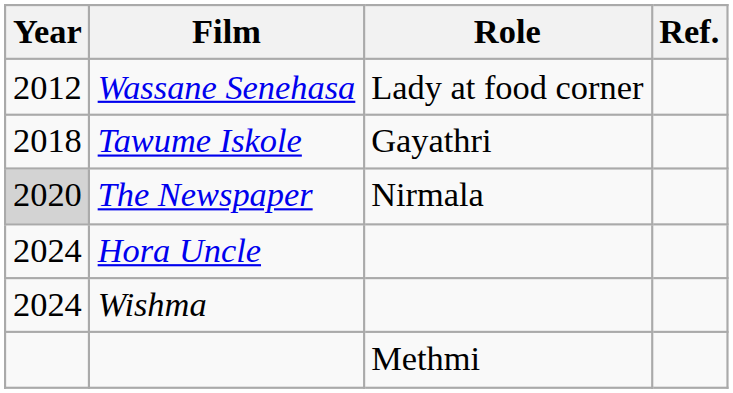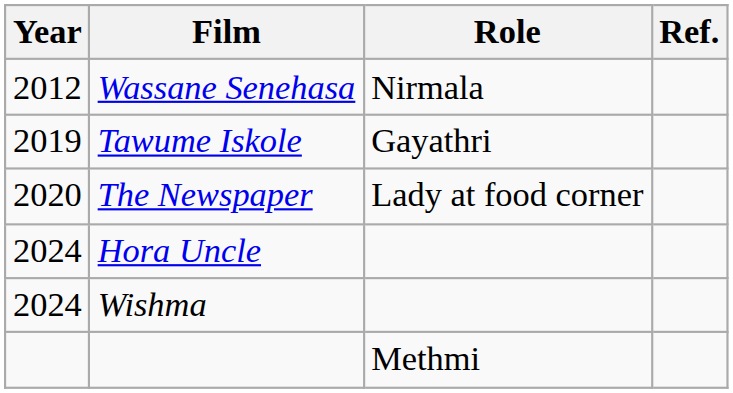(507, 86) Lady at food corner -> (428, 86) Nirmala
(47, 140) 2018 -> (47, 140) 2019
(47, 195) lightgrey background -> (47, 195) no background
(428, 195) Nirmala -> (507, 195) Lady at food corner
